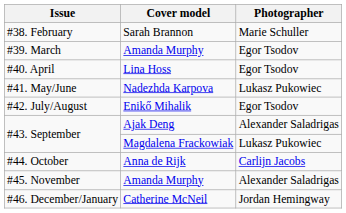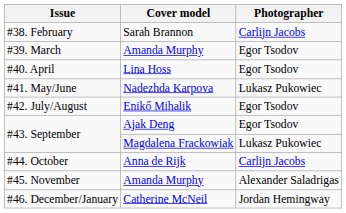(274, 32) Marie Schuller -> (272, 32) Carlijn Jacobs
(289, 124) Alexander Saladrigas -> (269, 124) Egor Tsodov
